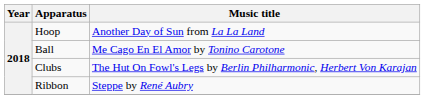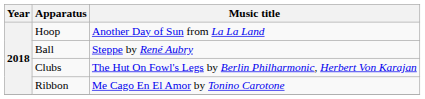(188, 49) Me Cago En El Amor by Tonino Carotone -> (142, 49) Steppe by René Aubry
(142, 85) Steppe by René Aubry -> (188, 85) Me Cago En El Amor by Tonino Carotone
